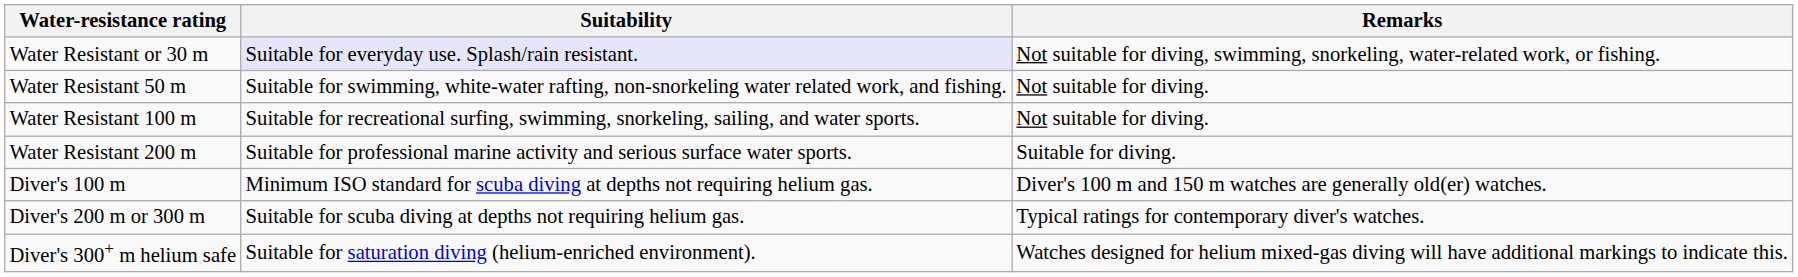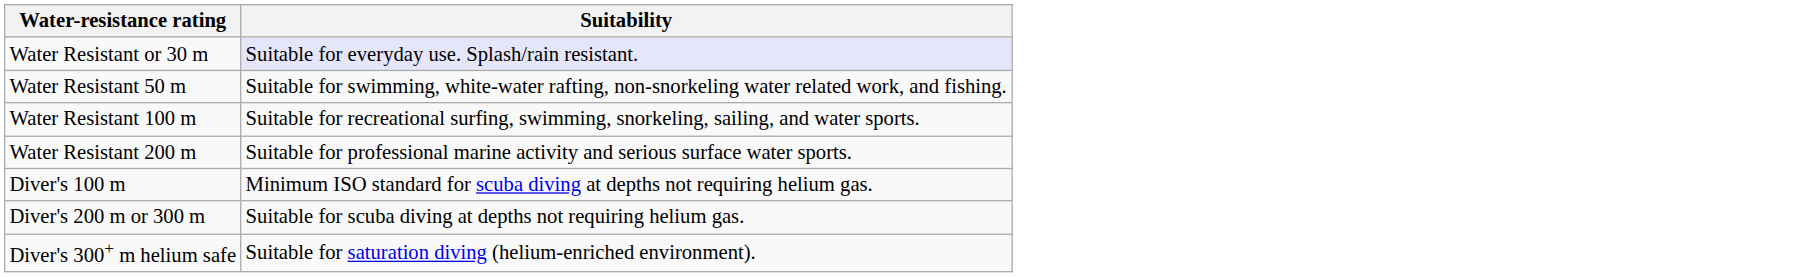- column: (1402, 20)
